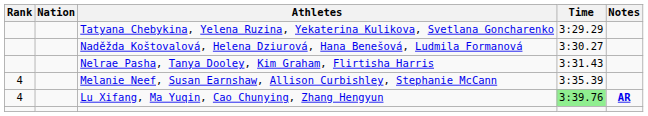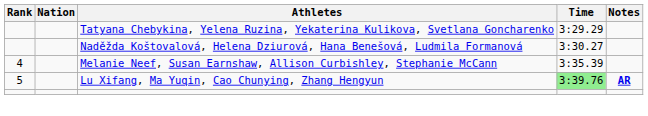- row: (257, 64)
(20, 98) 4 -> (20, 81) 5
